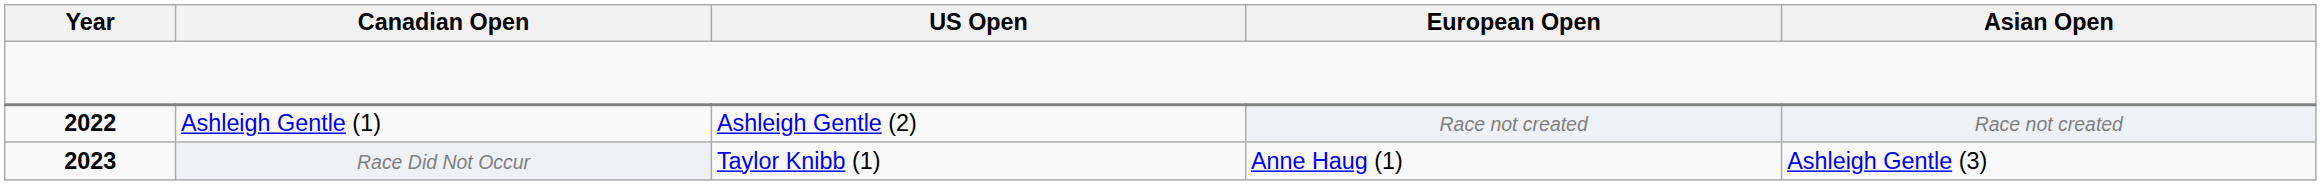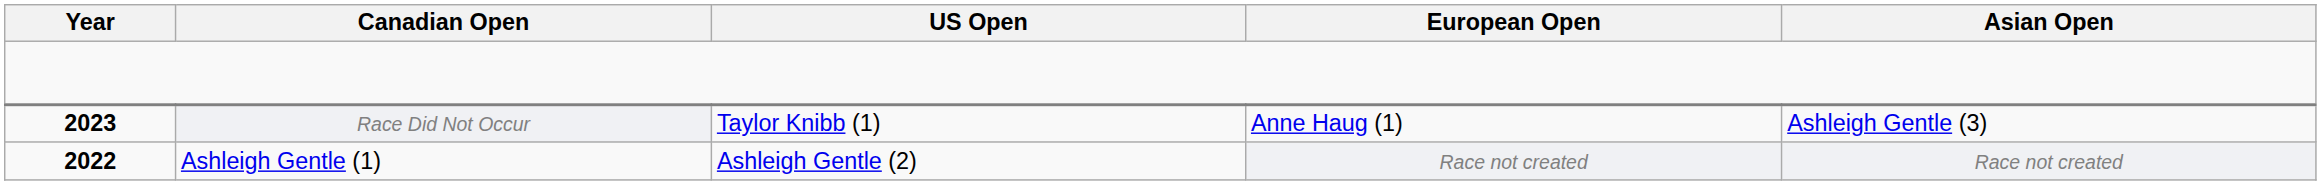rows swapped: (281, 123) <-> (444, 162)
